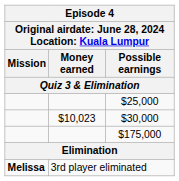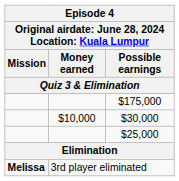rows swapped: (140, 102) <-> (140, 135)
(77, 118) $10,023 -> (77, 118) $10,000
